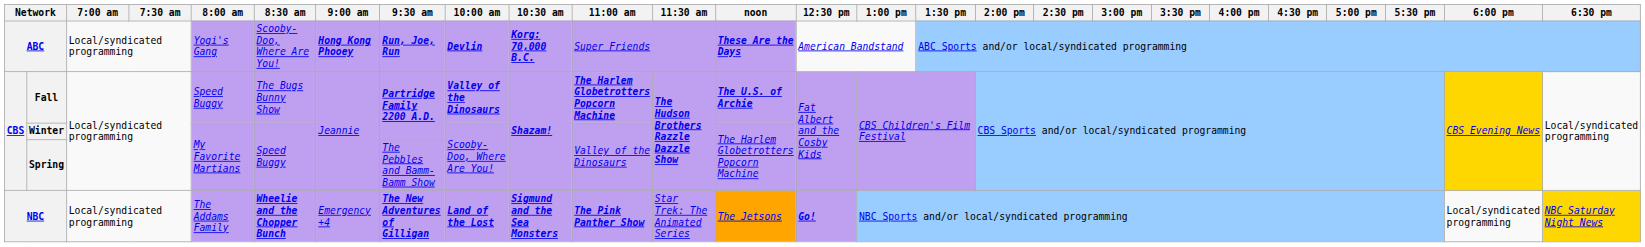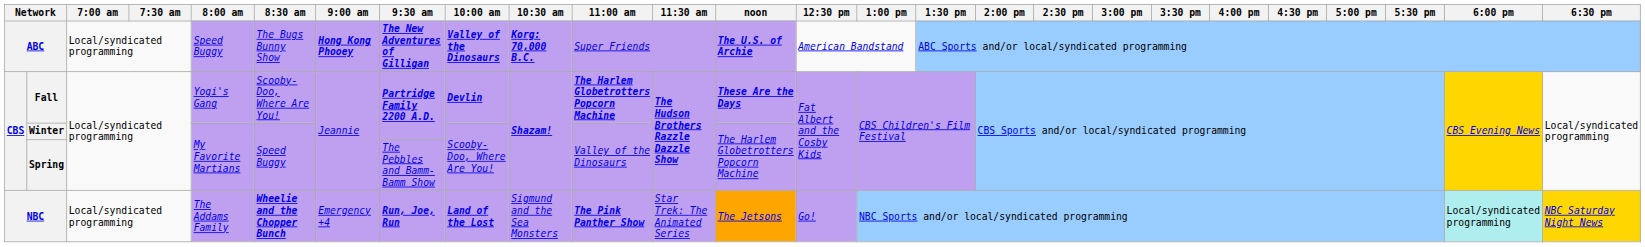(211, 46) Yogi's Gang -> (208, 46) Speed Buggy
(283, 46) Scooby-Doo, Where Are You! -> (280, 46) The Bugs Bunny Show
(409, 46) Run, Joe, Run -> (412, 46) The New Adventures of Gilligan
(465, 46) Devlin -> (474, 46) Valley of the Dinosaurs
(756, 46) These Are the Days -> (750, 46) The U.S. of Archie
(208, 97) Speed Buggy -> (211, 97) Yogi's Gang
(280, 97) The Bugs Bunny Show -> (283, 97) Scooby-Doo, Where Are You!
(474, 97) Valley of the Dinosaurs -> (465, 97) Devlin
(750, 97) The U.S. of Archie -> (756, 97) These Are the Days
(412, 216) The New Adventures of Gilligan -> (409, 216) Run, Joe, Run
(535, 216) bold -> (535, 216) normal
(807, 216) bold -> (807, 216) normal
(1493, 216) no background -> (1493, 216) paleturquoise background
